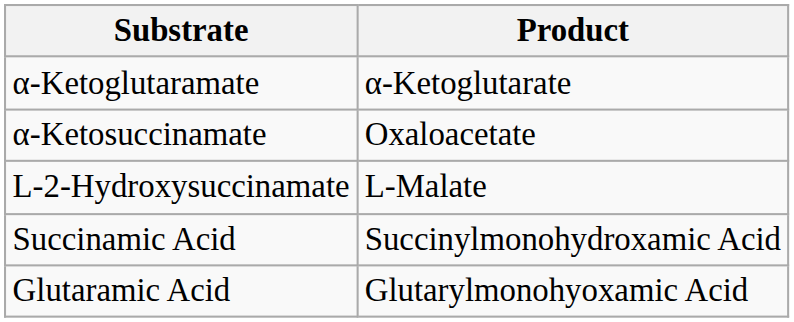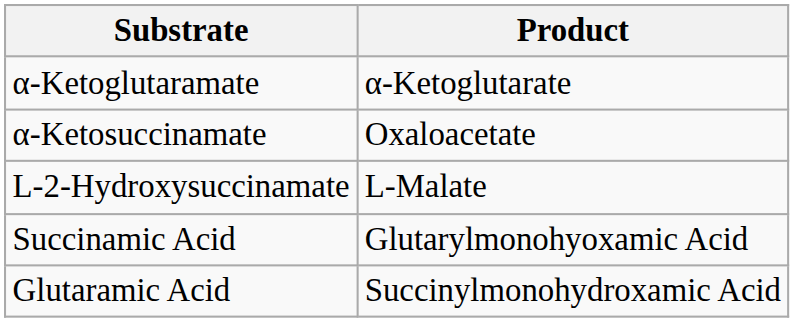(573, 238) Succinylmonohydroxamic Acid -> (556, 238) Glutarylmonohyoxamic Acid
(556, 290) Glutarylmonohyoxamic Acid -> (573, 290) Succinylmonohydroxamic Acid
